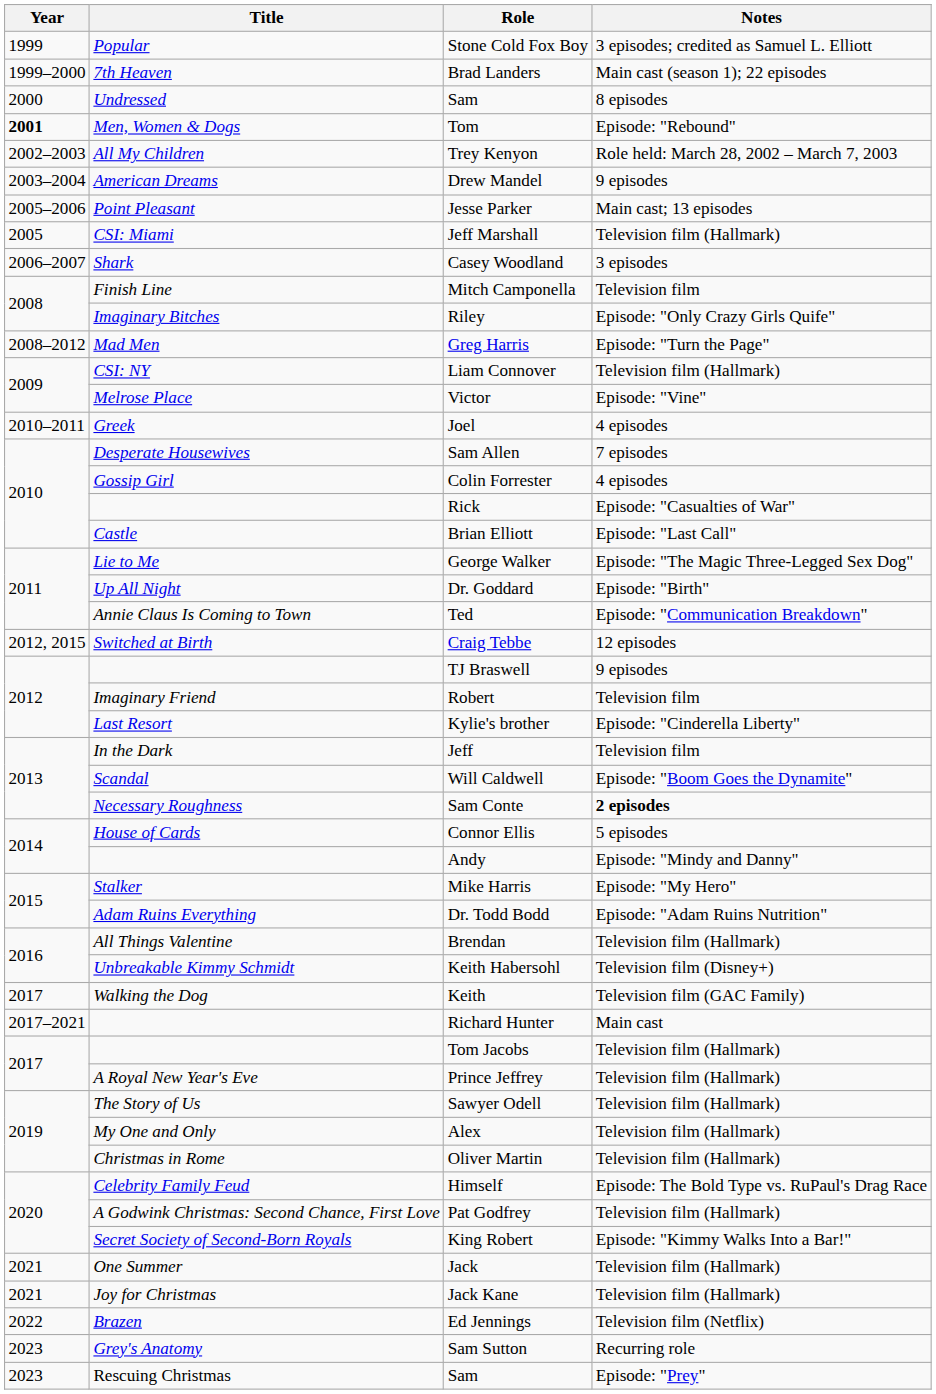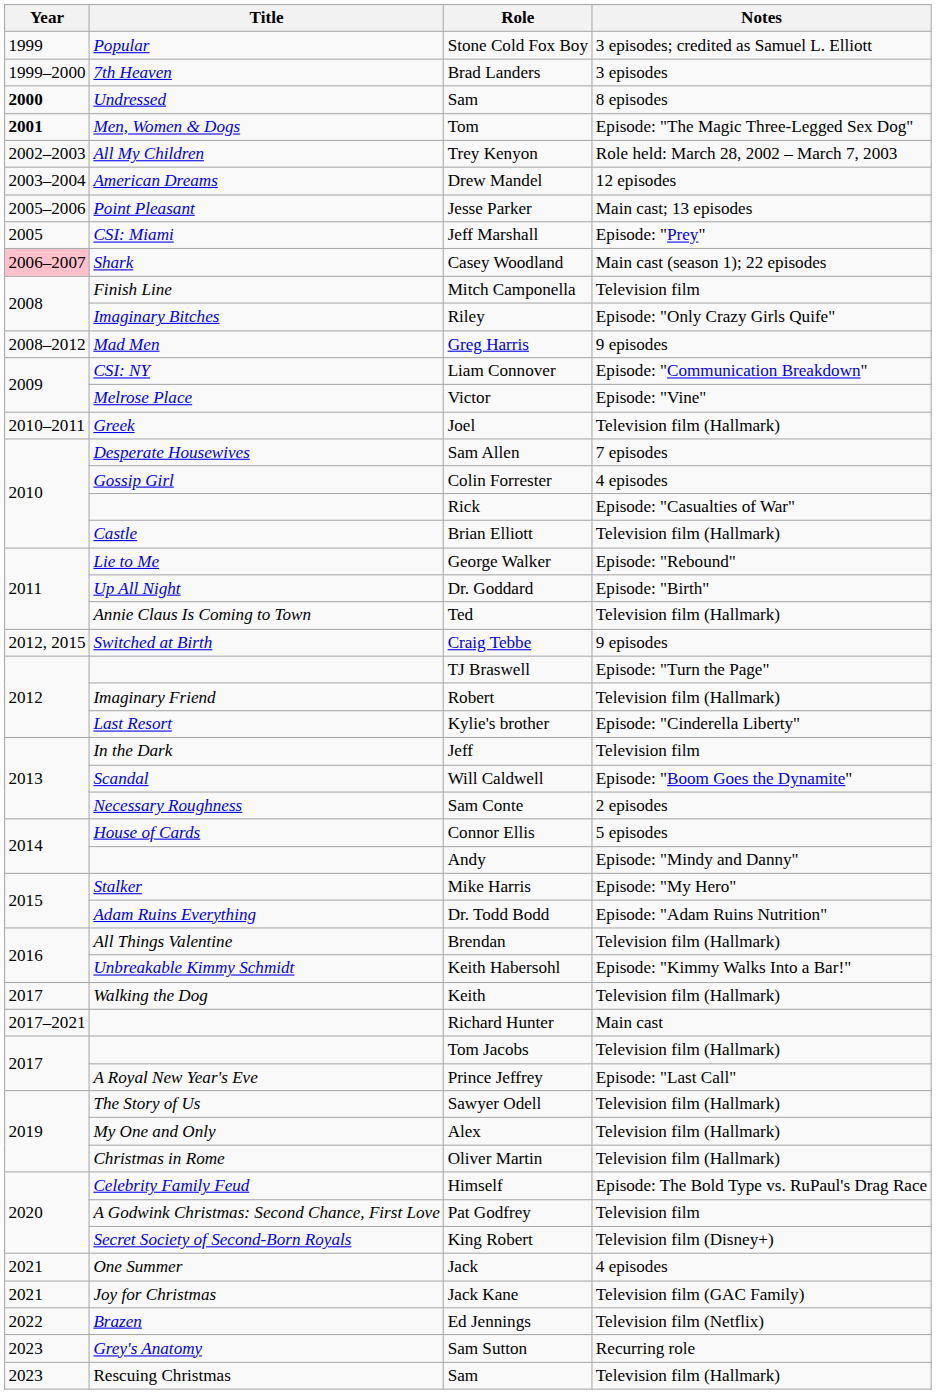(711, 72) Main cast (season 1); 22 episodes -> (632, 72) 3 episodes
(26, 99) normal -> (26, 99) bold
(666, 126) Episode: "Rebound" -> (755, 126) Episode: "The Magic Three-Legged Sex Dog"
(632, 180) 9 episodes -> (636, 180) 12 episodes
(688, 235) Television film (Hallmark) -> (651, 235) Episode: "Prey"
(47, 262) no background -> (47, 262) pink background
(632, 262) 3 episodes -> (711, 262) Main cast (season 1); 22 episodes
(683, 343) Episode: "Turn the Page" -> (632, 343) 9 episodes
(688, 371) Television film (Hallmark) -> (732, 371) Episode: "Communication Breakdown"
(632, 425) 4 episodes -> (688, 425) Television film (Hallmark)
(666, 533) Episode: "Last Call" -> (688, 533) Television film (Hallmark)
(755, 561) Episode: "The Magic Three-Legged Sex Dog" -> (666, 561) Episode: "Rebound"
(732, 615) Episode: "Communication Breakdown" -> (688, 615) Television film (Hallmark)
(636, 642) 12 episodes -> (632, 642) 9 episodes
(632, 669) 9 episodes -> (683, 669) Episode: "Turn the Page"
(648, 696) Television film -> (688, 696) Television film (Hallmark)
(633, 805) bold -> (632, 805) normal
(685, 968) Television film (Disney+) -> (723, 968) Episode: "Kimmy Walks Into a Bar!"
(700, 995) Television film (GAC Family) -> (688, 995) Television film (Hallmark)
(688, 1076) Television film (Hallmark) -> (666, 1076) Episode: "Last Call"
(688, 1212) Television film (Hallmark) -> (648, 1212) Television film
(723, 1239) Episode: "Kimmy Walks Into a Bar!" -> (685, 1239) Television film (Disney+)
(688, 1267) Television film (Hallmark) -> (632, 1267) 4 episodes
(688, 1294) Television film (Hallmark) -> (700, 1294) Television film (GAC Family)
(651, 1375) Episode: "Prey" -> (688, 1375) Television film (Hallmark)
